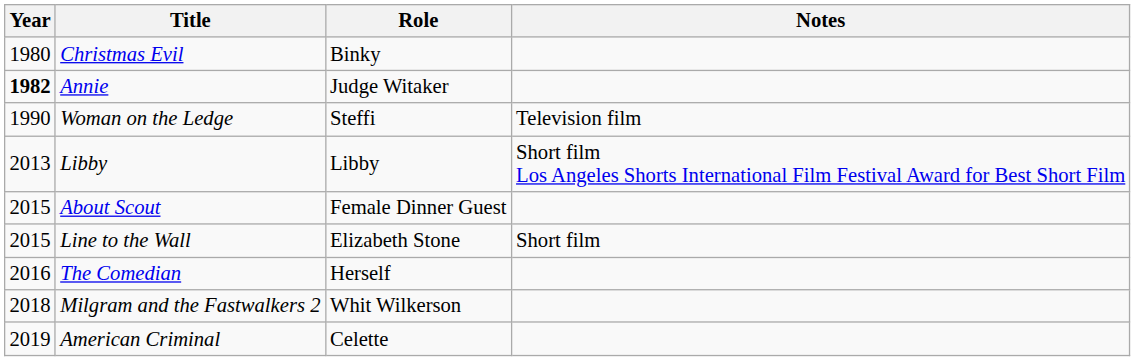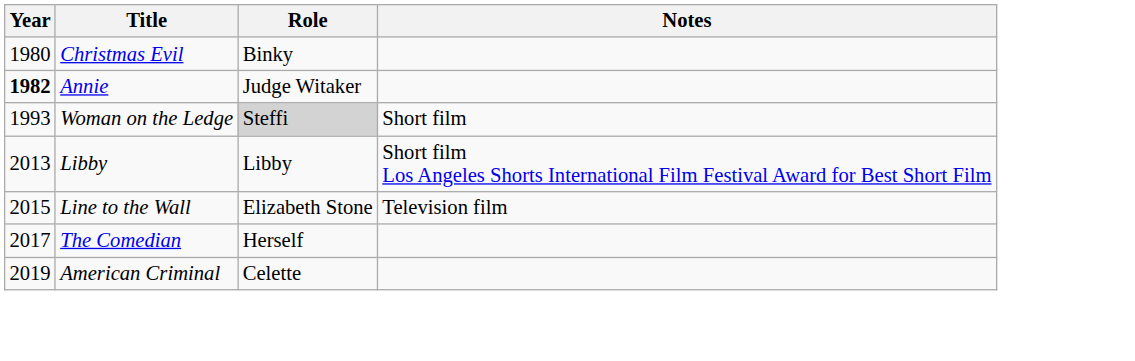(30, 119) 1990 -> (30, 119) 1993
(353, 119) no background -> (265, 119) lightgrey background
(579, 119) Television film -> (424, 119) Short film
- row: (110, 207)
(558, 240) Short film -> (445, 207) Television film
(30, 273) 2016 -> (30, 240) 2017
- row: (190, 305)
